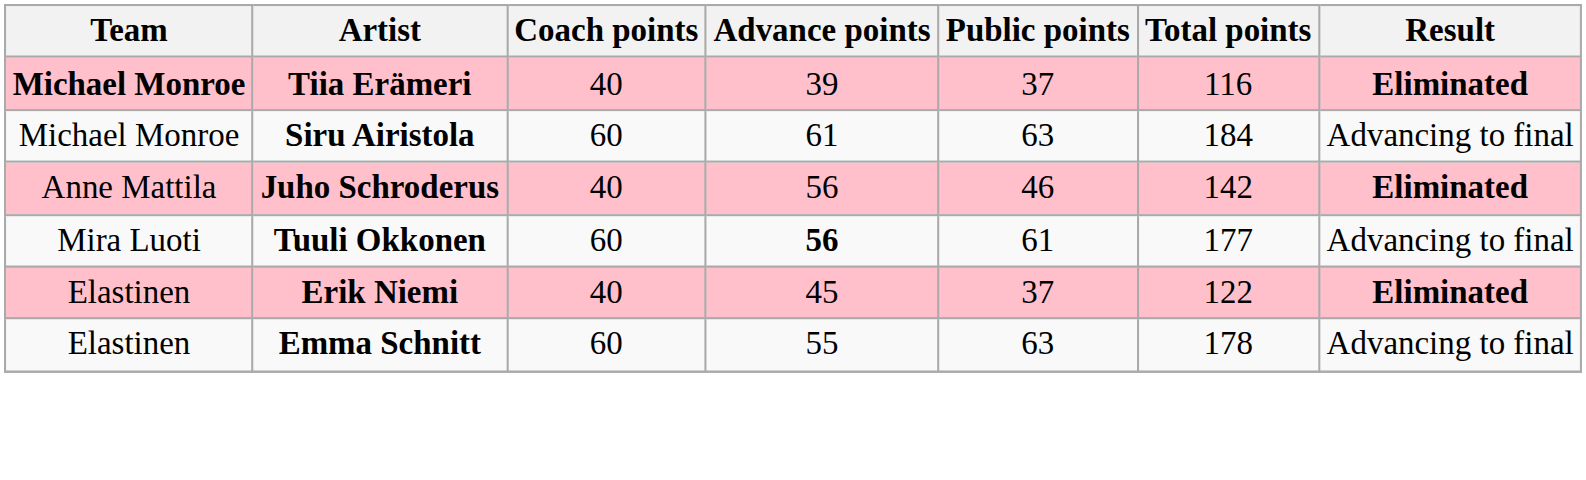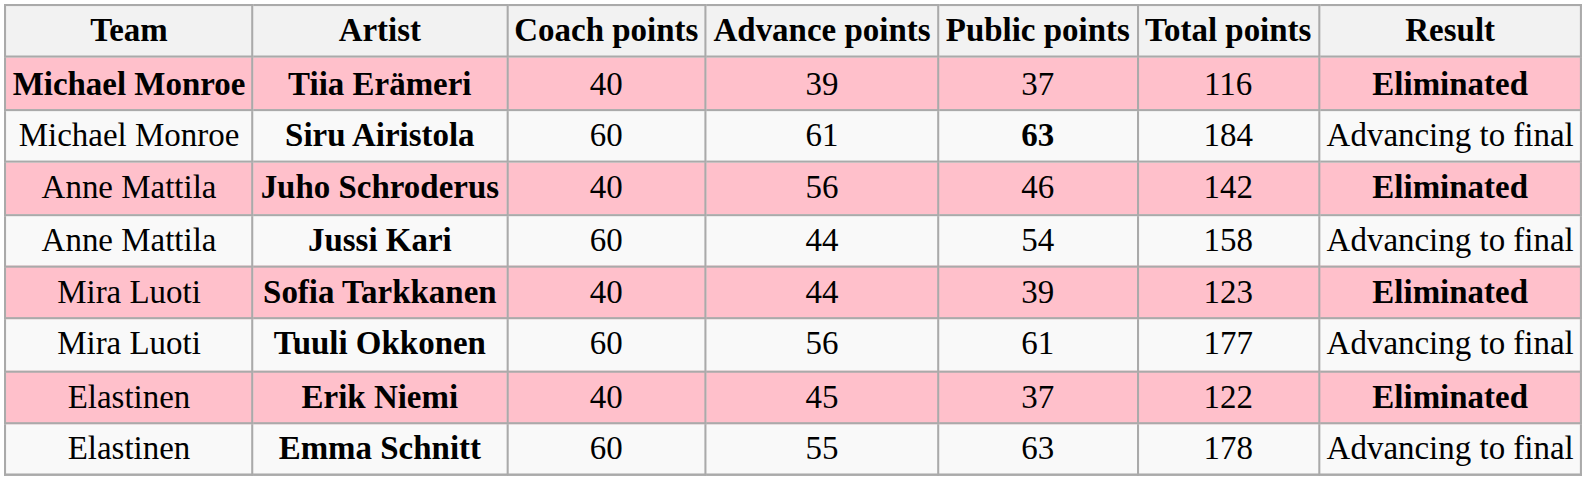(1038, 135) normal -> (1038, 135) bold
+ row: (380, 239)
+ row: (380, 291)
(822, 239) bold -> (822, 344) normal
